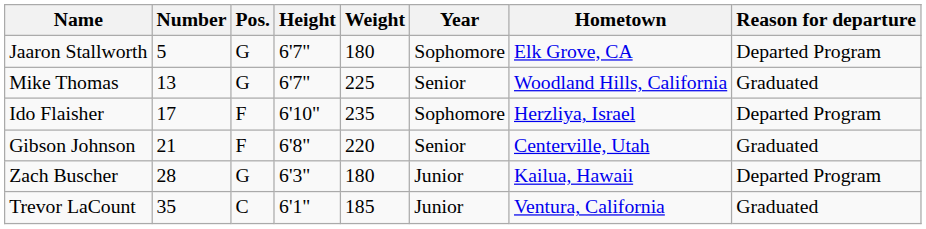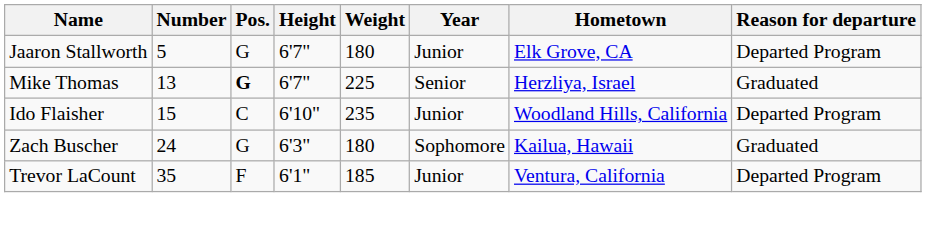(460, 51) Sophomore -> (439, 51) Junior
(243, 82) normal -> (243, 82) bold
(621, 82) Woodland Hills, California -> (575, 82) Herzliya, Israel
(166, 113) 17 -> (166, 113) 15
(241, 113) F -> (242, 113) C
(460, 113) Sophomore -> (439, 113) Junior
(575, 113) Herzliya, Israel -> (621, 113) Woodland Hills, California
- row: (72, 144)
(166, 176) 28 -> (166, 144) 24
(439, 176) Junior -> (460, 144) Sophomore
(809, 176) Departed Program -> (777, 144) Graduated
(242, 207) C -> (241, 176) F
(777, 207) Graduated -> (809, 176) Departed Program
